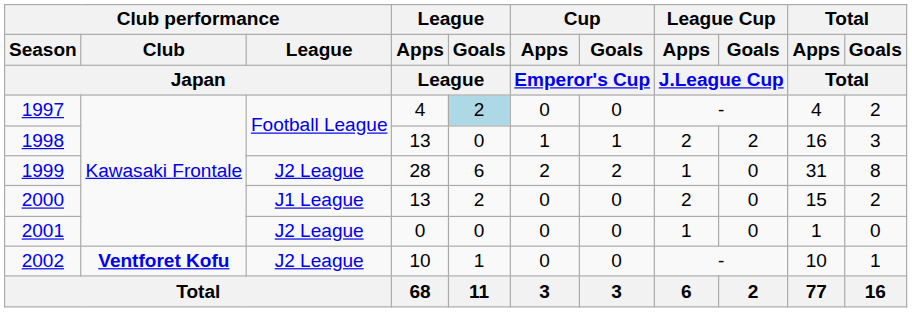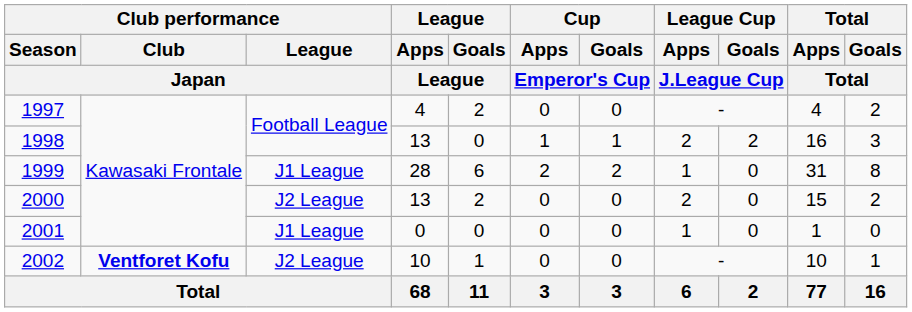(479, 110) lightblue background -> (479, 110) no background
(319, 170) J2 League -> (319, 170) J1 League
(319, 200) J1 League -> (319, 200) J2 League
(319, 230) J2 League -> (319, 230) J1 League
